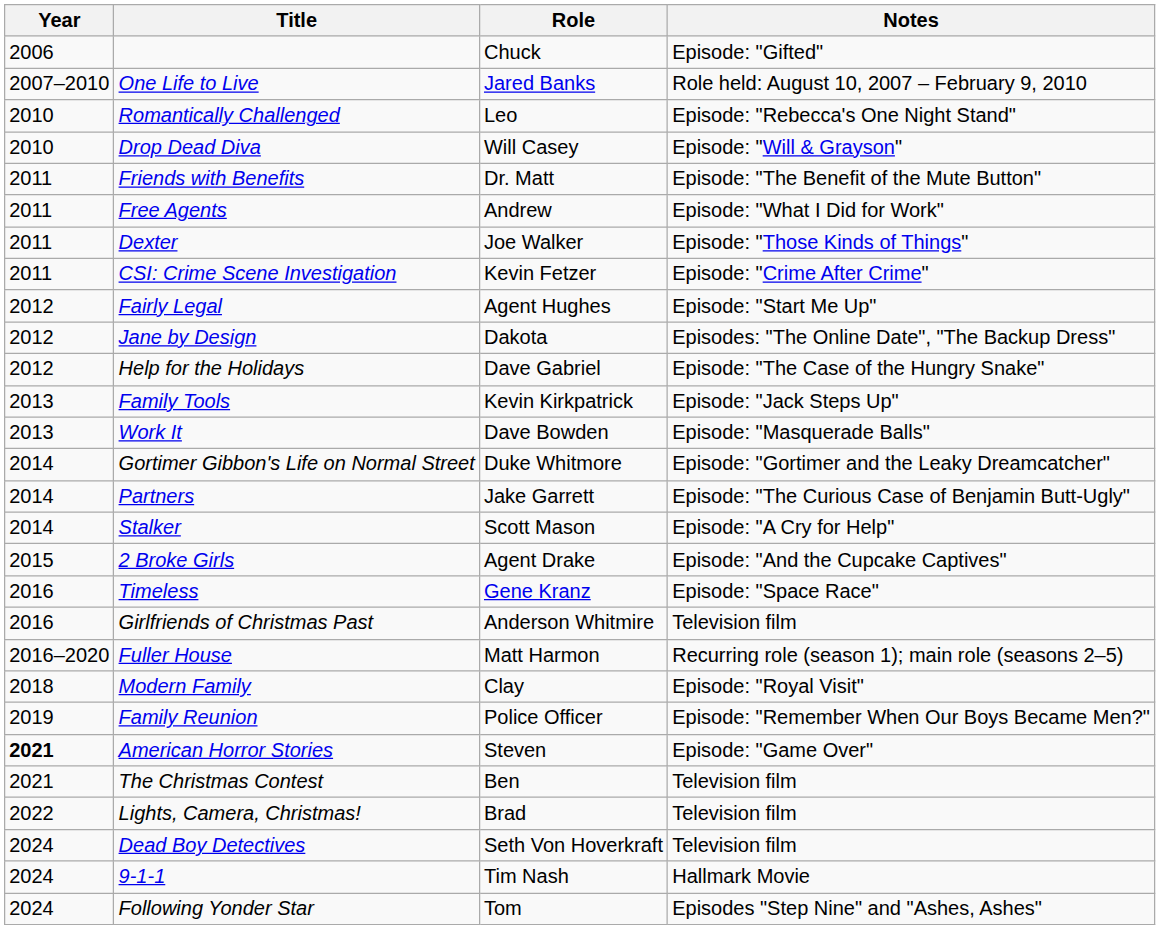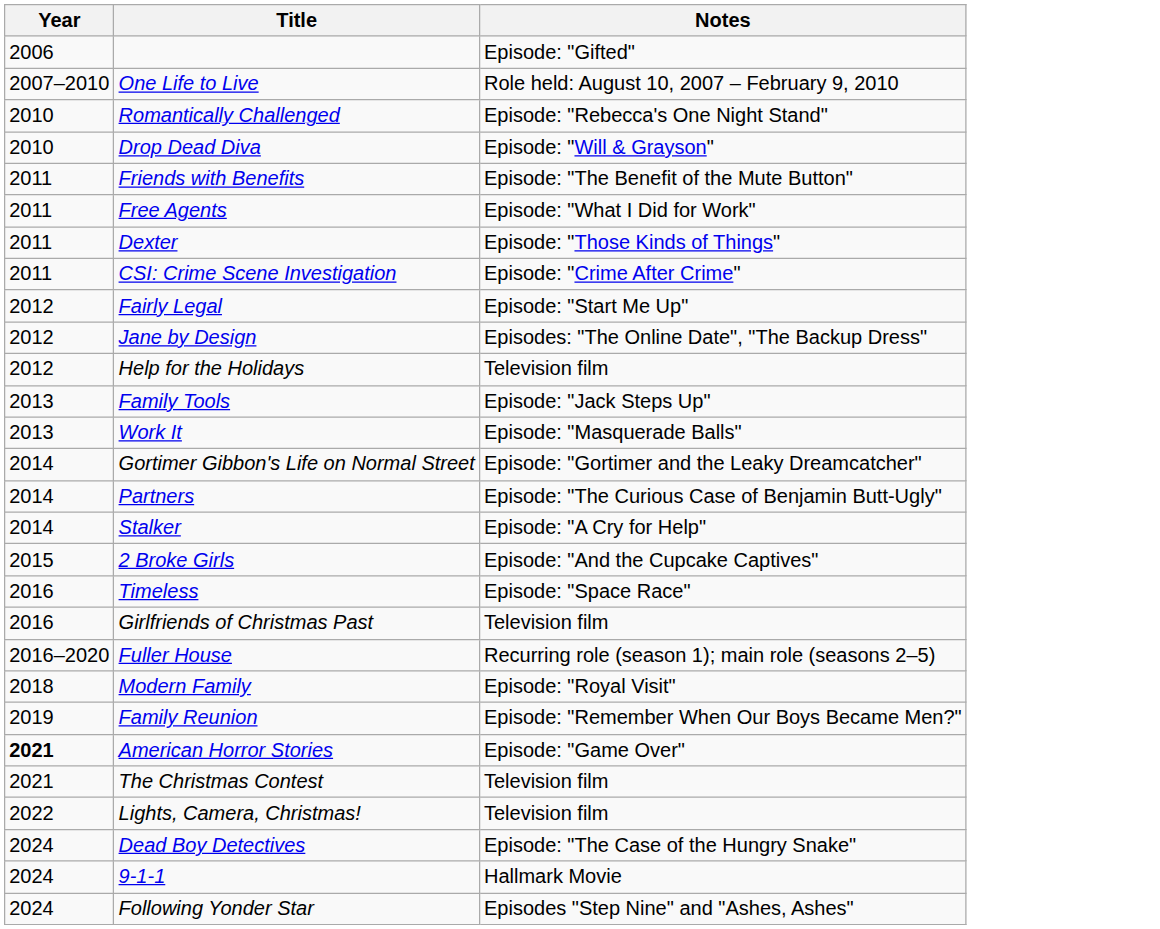- column: (573, 20)
(858, 369) Episode: "The Case of the Hungry Snake" -> (546, 369) Television film
(734, 845) Television film -> (670, 845) Episode: "The Case of the Hungry Snake"
